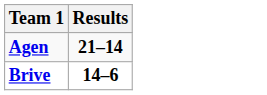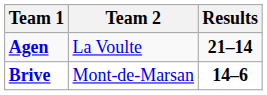+ column: (133, 18)
